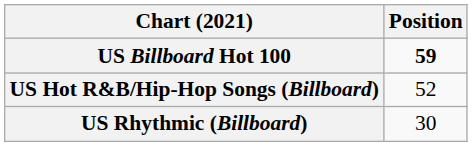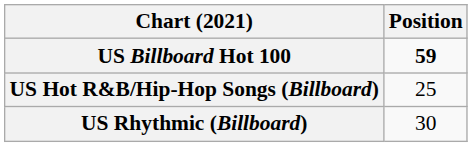(426, 89) 52 -> (426, 89) 25
